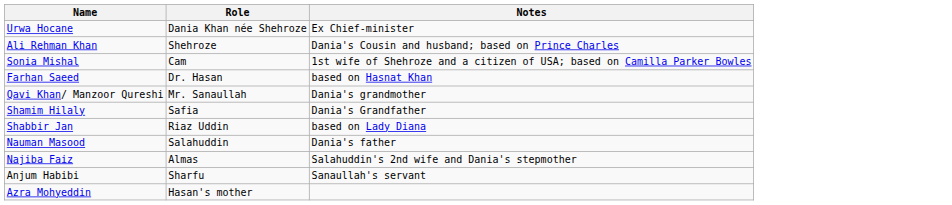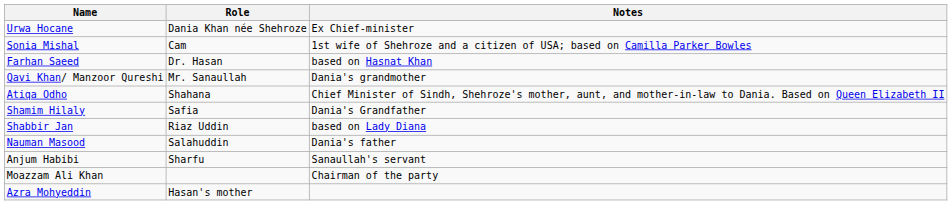- row: (52, 45)
+ row: (37, 94)
- row: (40, 159)
+ row: (55, 176)
